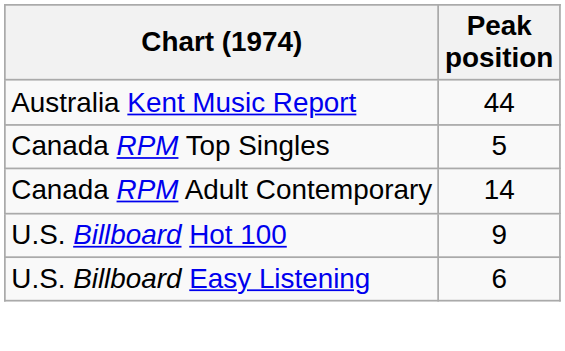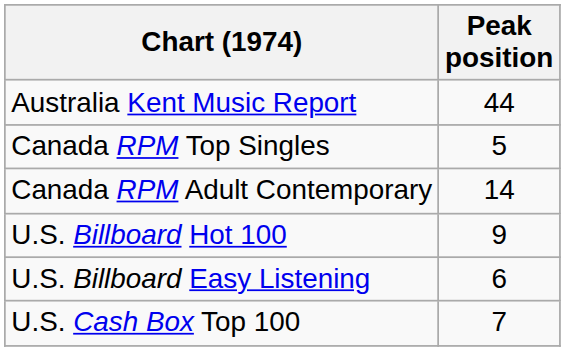+ row: (156, 322)
